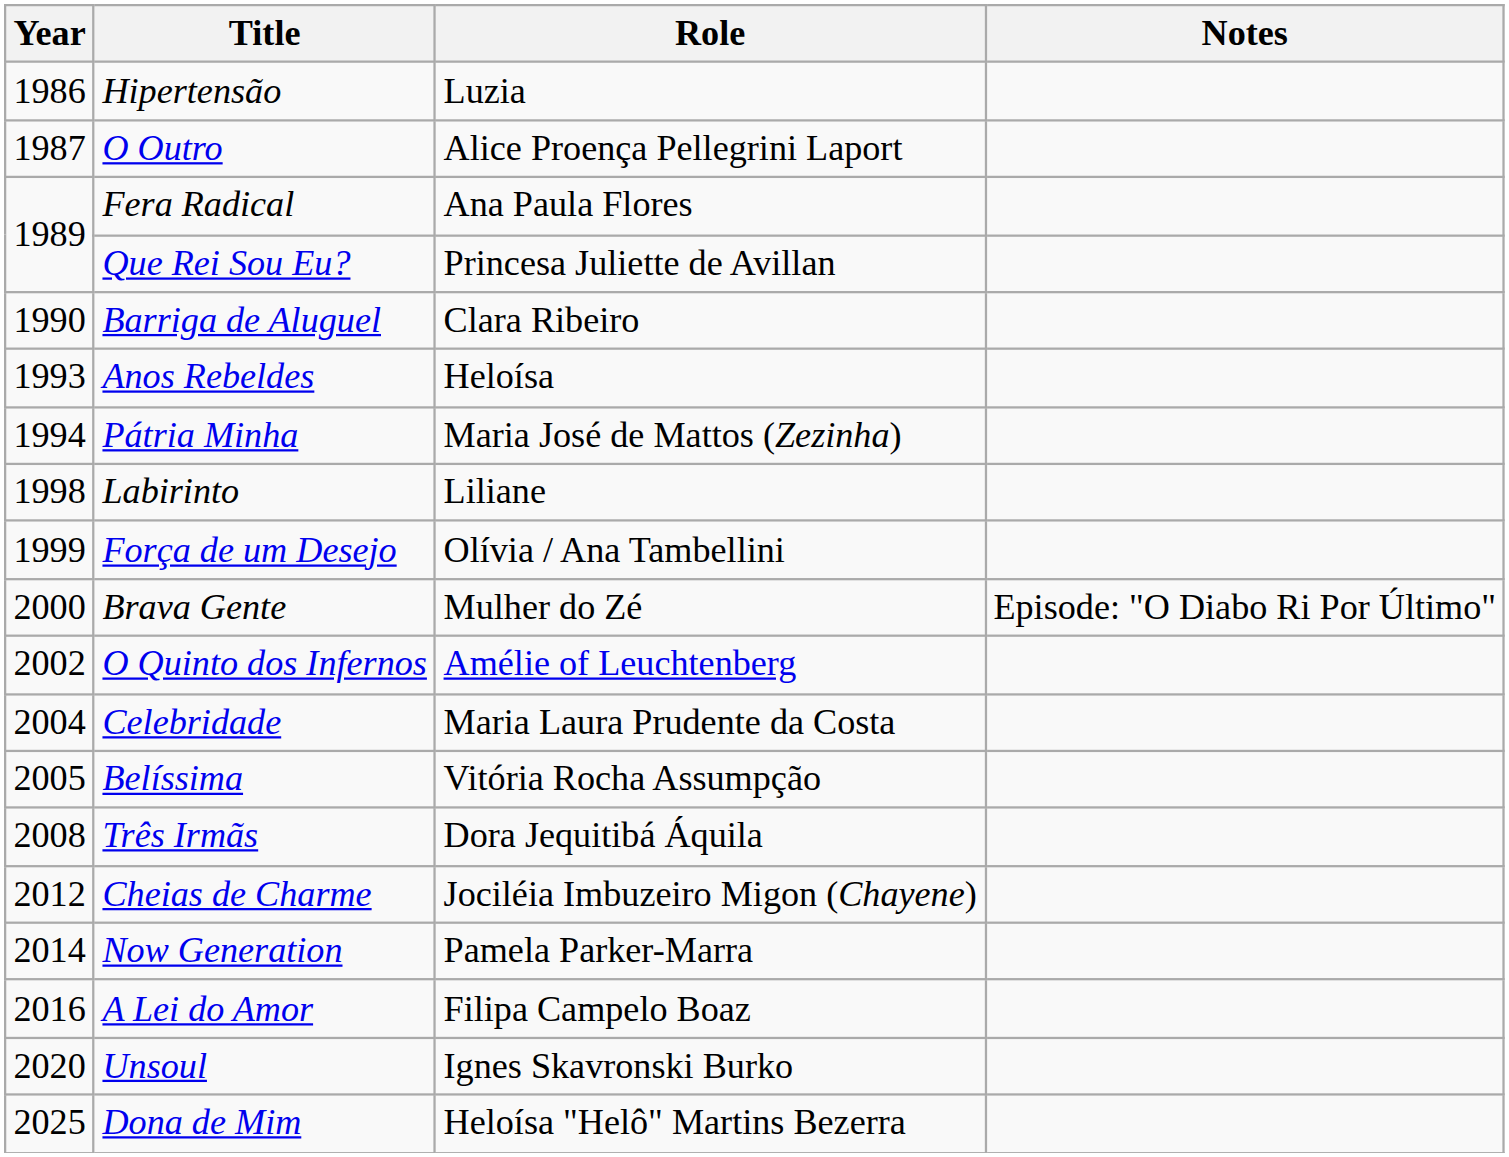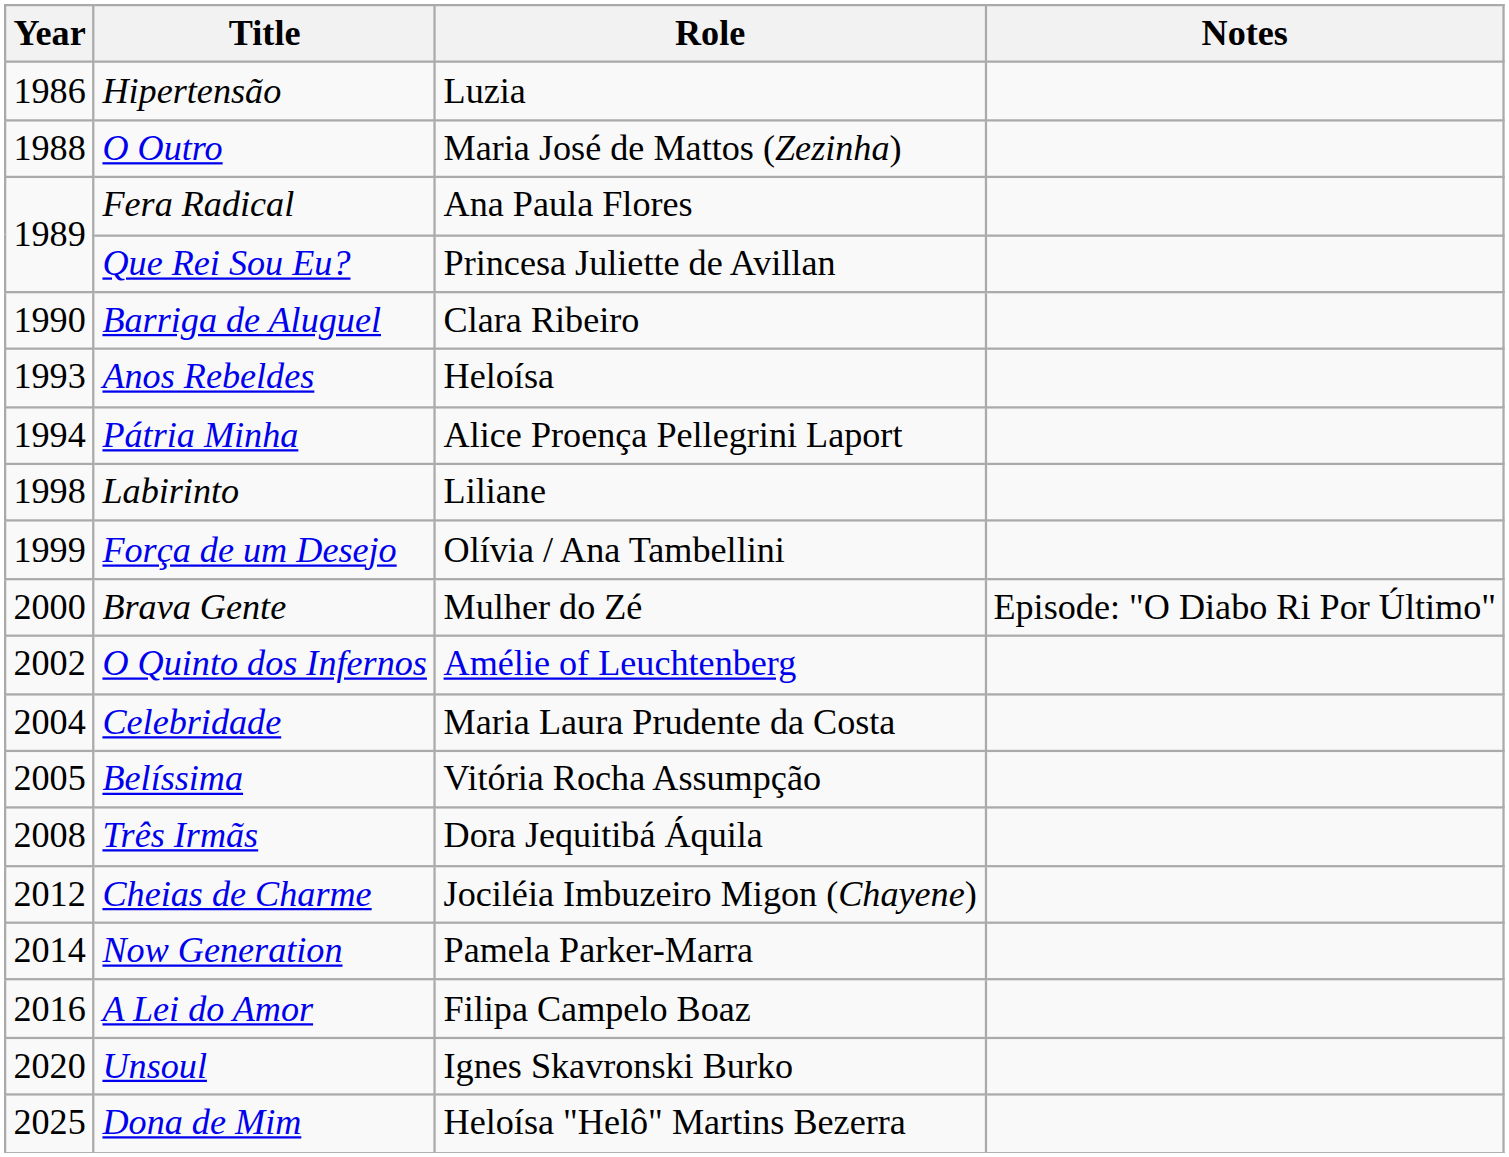(50, 147) 1987 -> (50, 147) 1988
(673, 147) Alice Proença Pellegrini Laport -> (673, 147) Maria José de Mattos (Zezinha)
(673, 434) Maria José de Mattos (Zezinha) -> (673, 434) Alice Proença Pellegrini Laport
